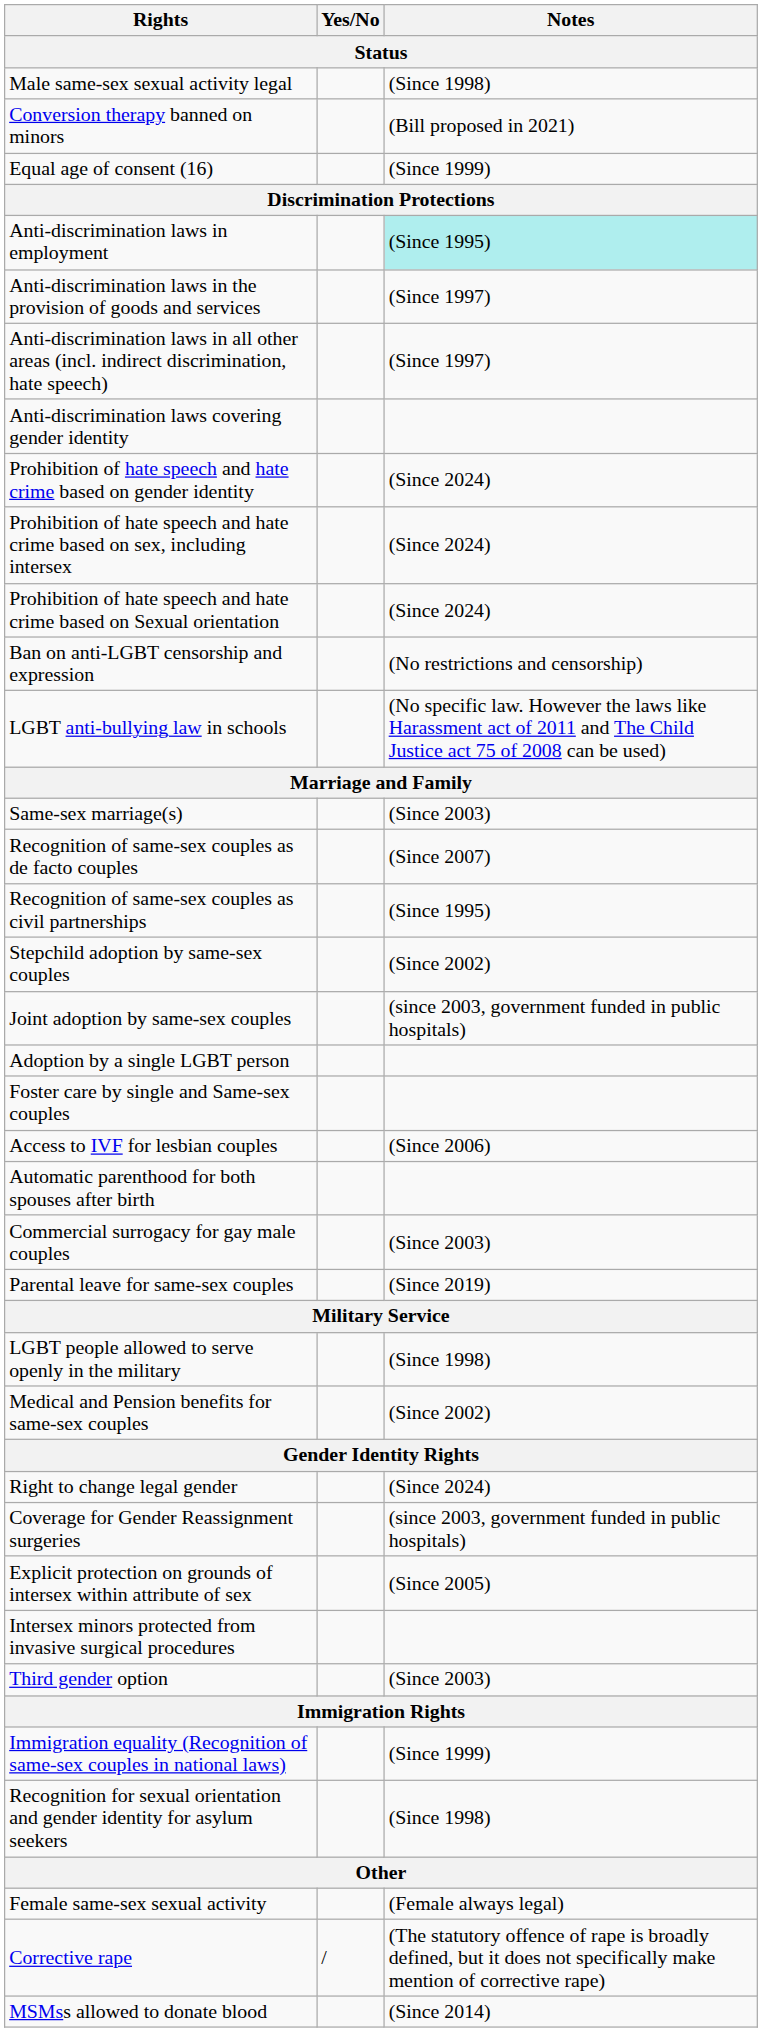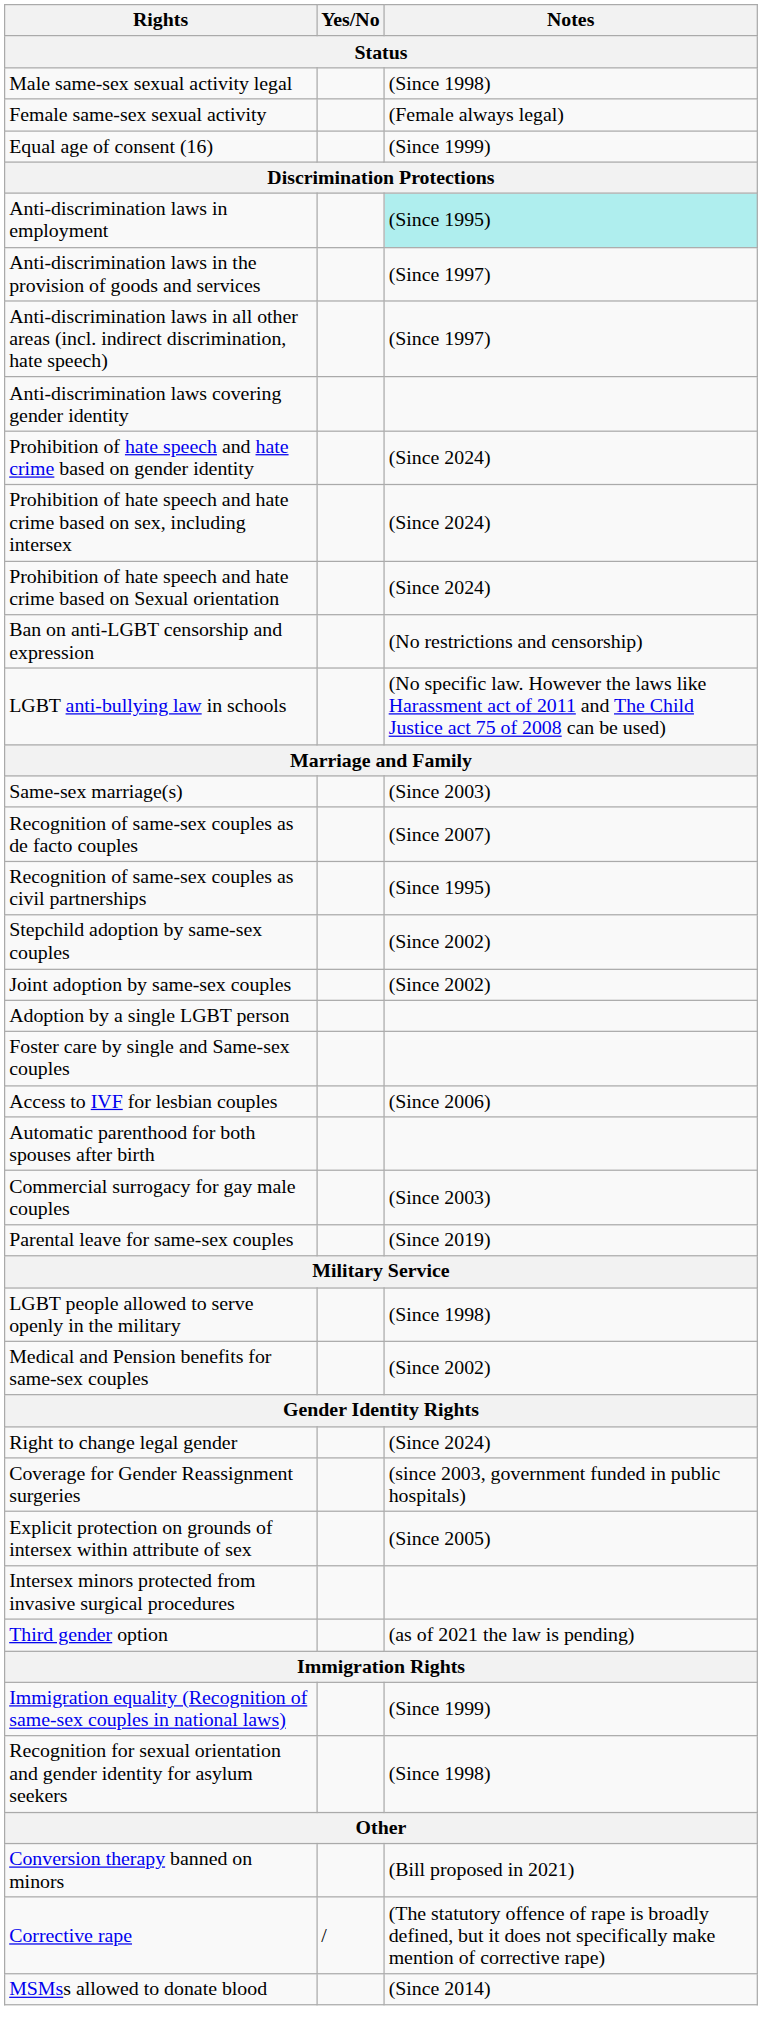rows swapped: (138, 1903) <-> (131, 125)
(555, 1017) (since 2003, government funded in public hospitals) -> (440, 984) (Since 2002)
(440, 1679) (Since 2003) -> (512, 1634) (as of 2021 the law is pending)
